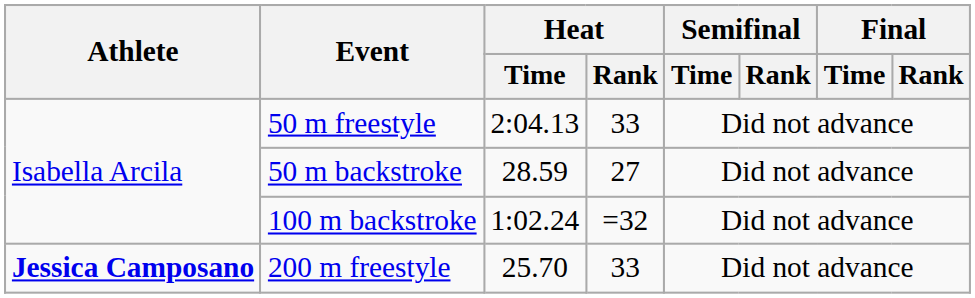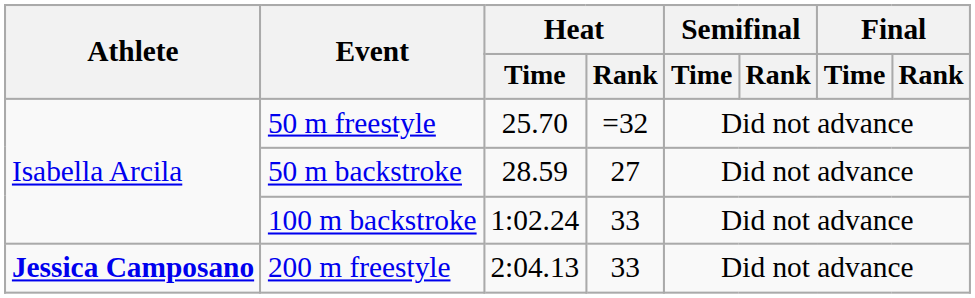(535, 123) 2:04.13 -> (535, 123) 25.70
(625, 123) 33 -> (625, 123) =32
(625, 220) =32 -> (625, 220) 33
(535, 268) 25.70 -> (535, 268) 2:04.13
